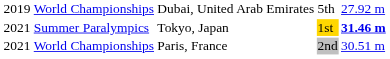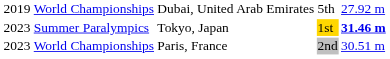(17, 27) 2021 -> (17, 27) 2023
(17, 46) 2021 -> (17, 46) 2023
